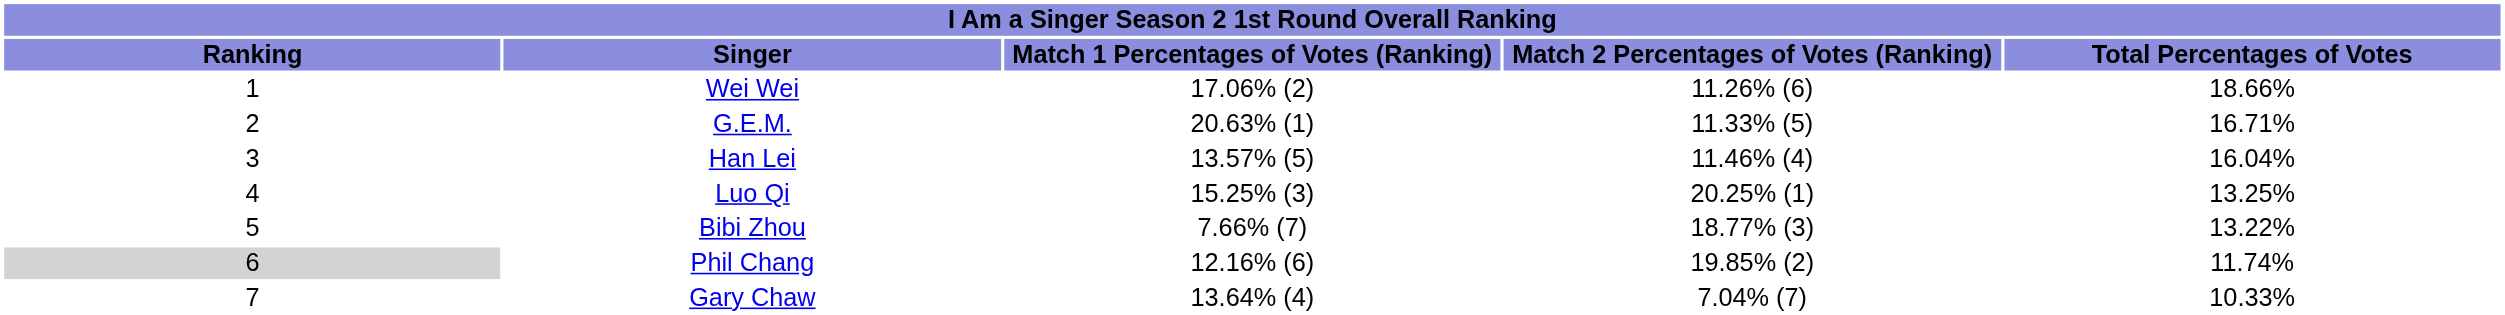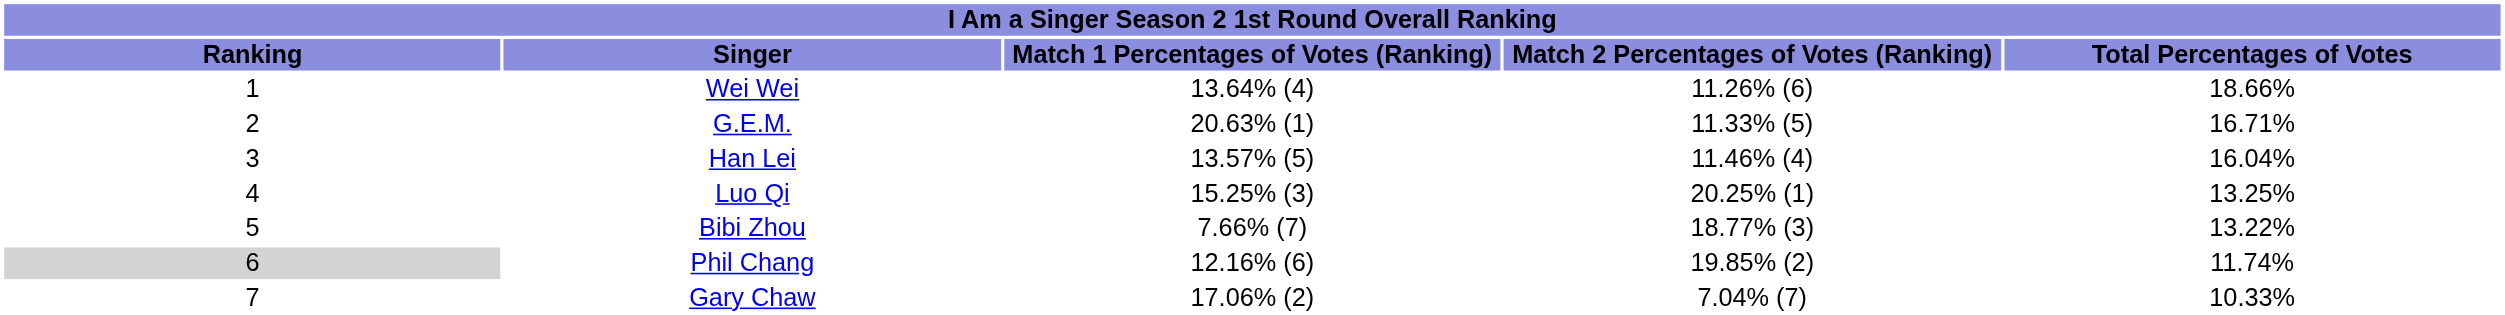(1252, 89) 17.06% (2) -> (1252, 89) 13.64% (4)
(1252, 297) 13.64% (4) -> (1252, 297) 17.06% (2)
